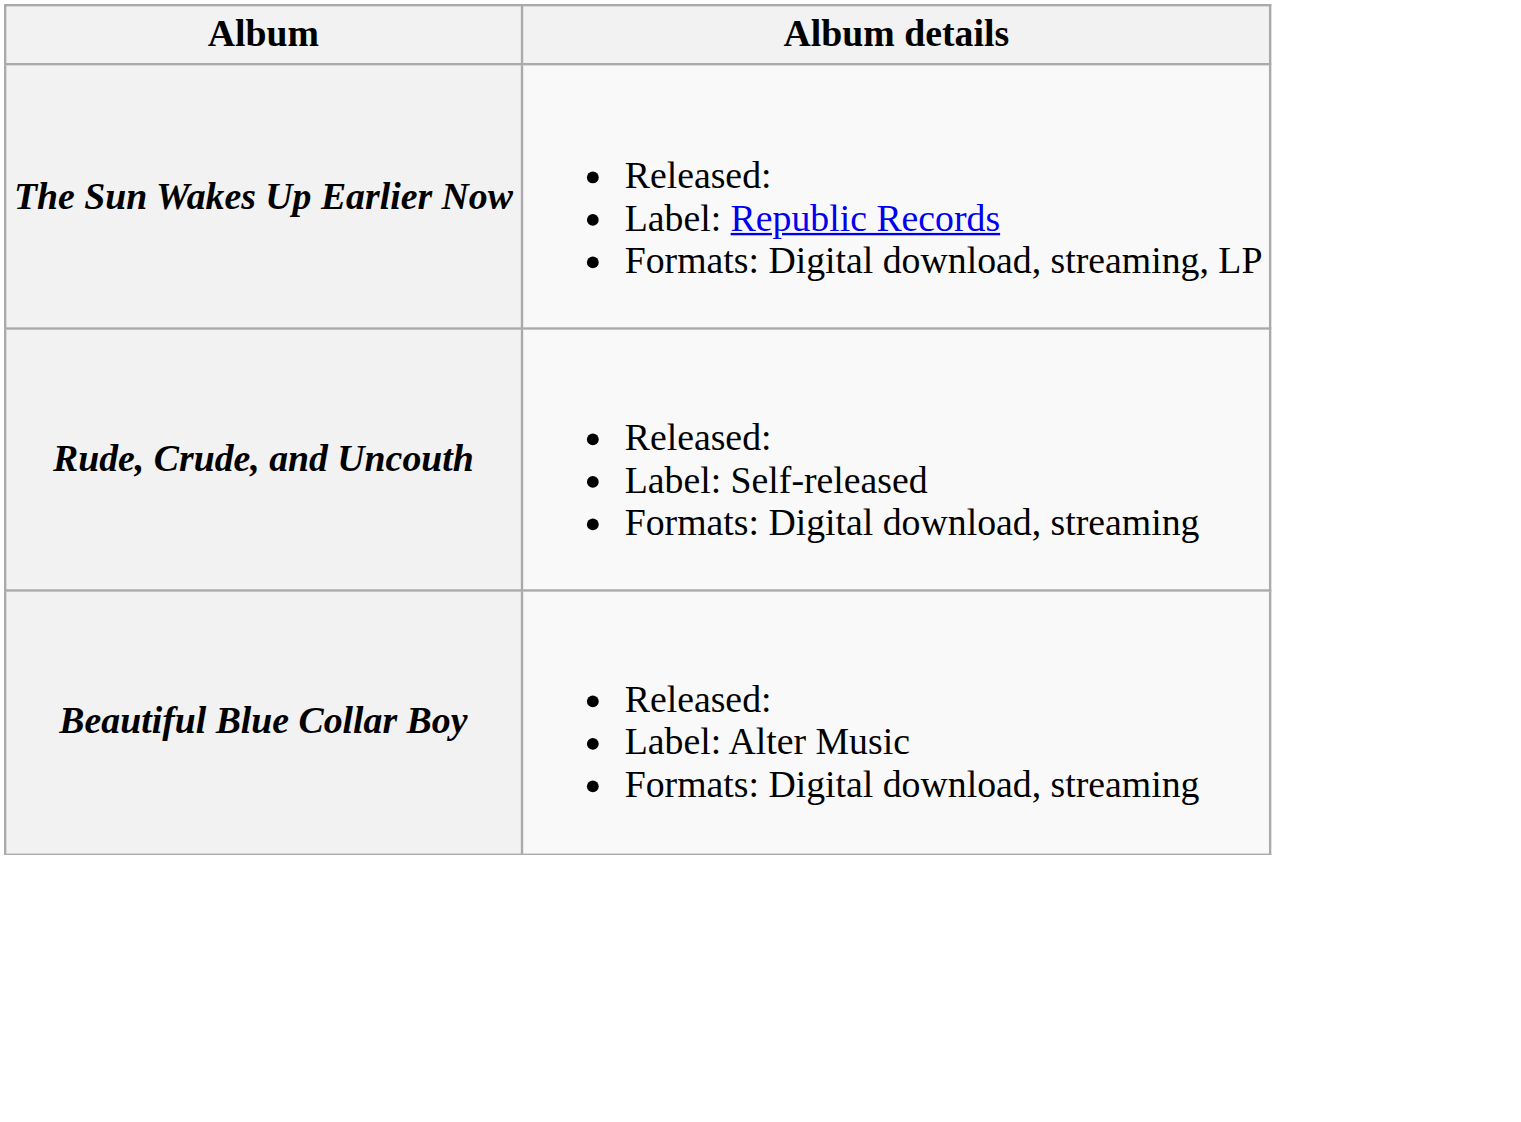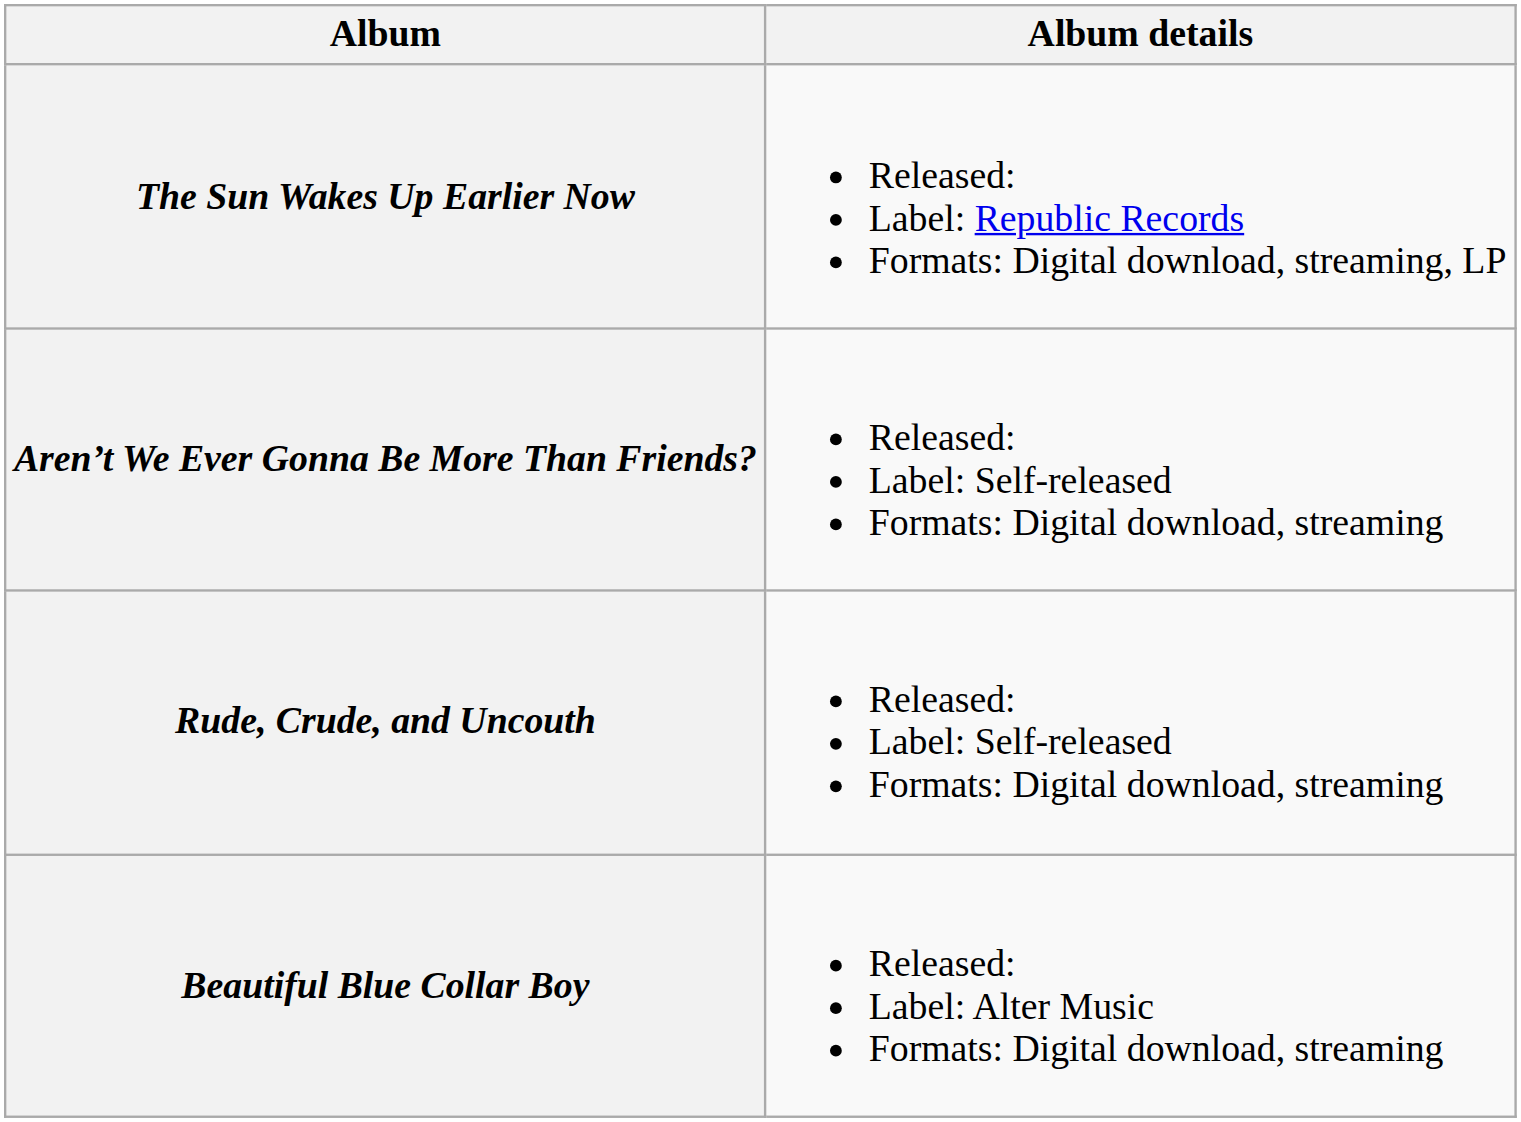+ row: (385, 458)
